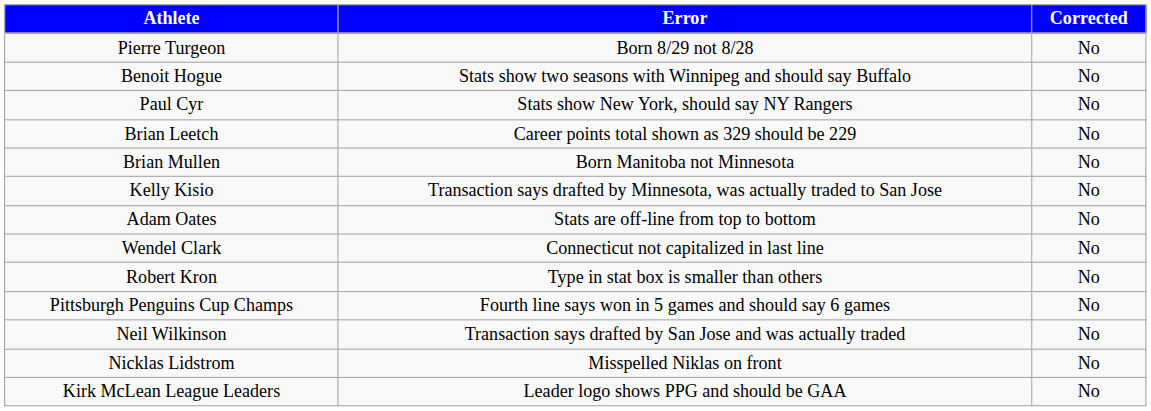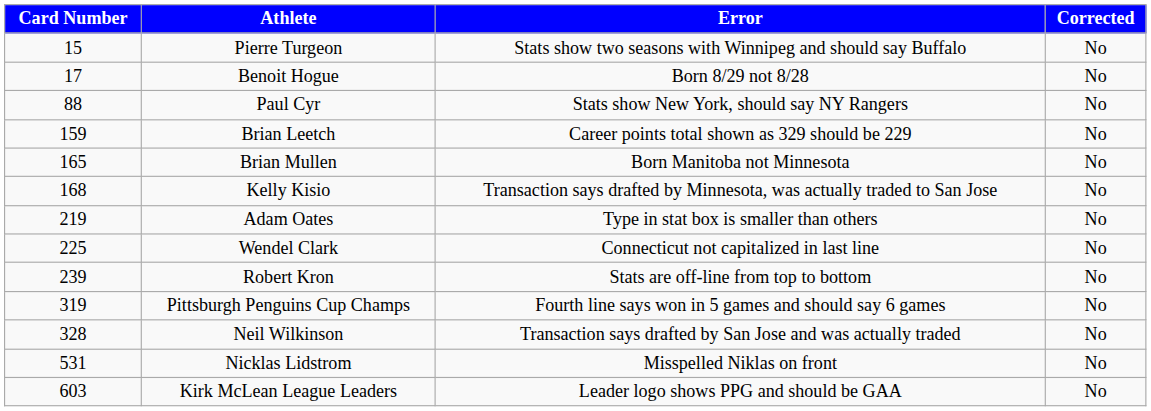+ column: (73, 18)
(685, 47) Born 8/29 not 8/28 -> (740, 47) Stats show two seasons with Winnipeg and should say Buffalo
(685, 76) Stats show two seasons with Winnipeg and should say Buffalo -> (740, 76) Born 8/29 not 8/28
(685, 219) Stats are off-line from top to bottom -> (740, 219) Type in stat box is smaller than others
(685, 276) Type in stat box is smaller than others -> (740, 276) Stats are off-line from top to bottom
